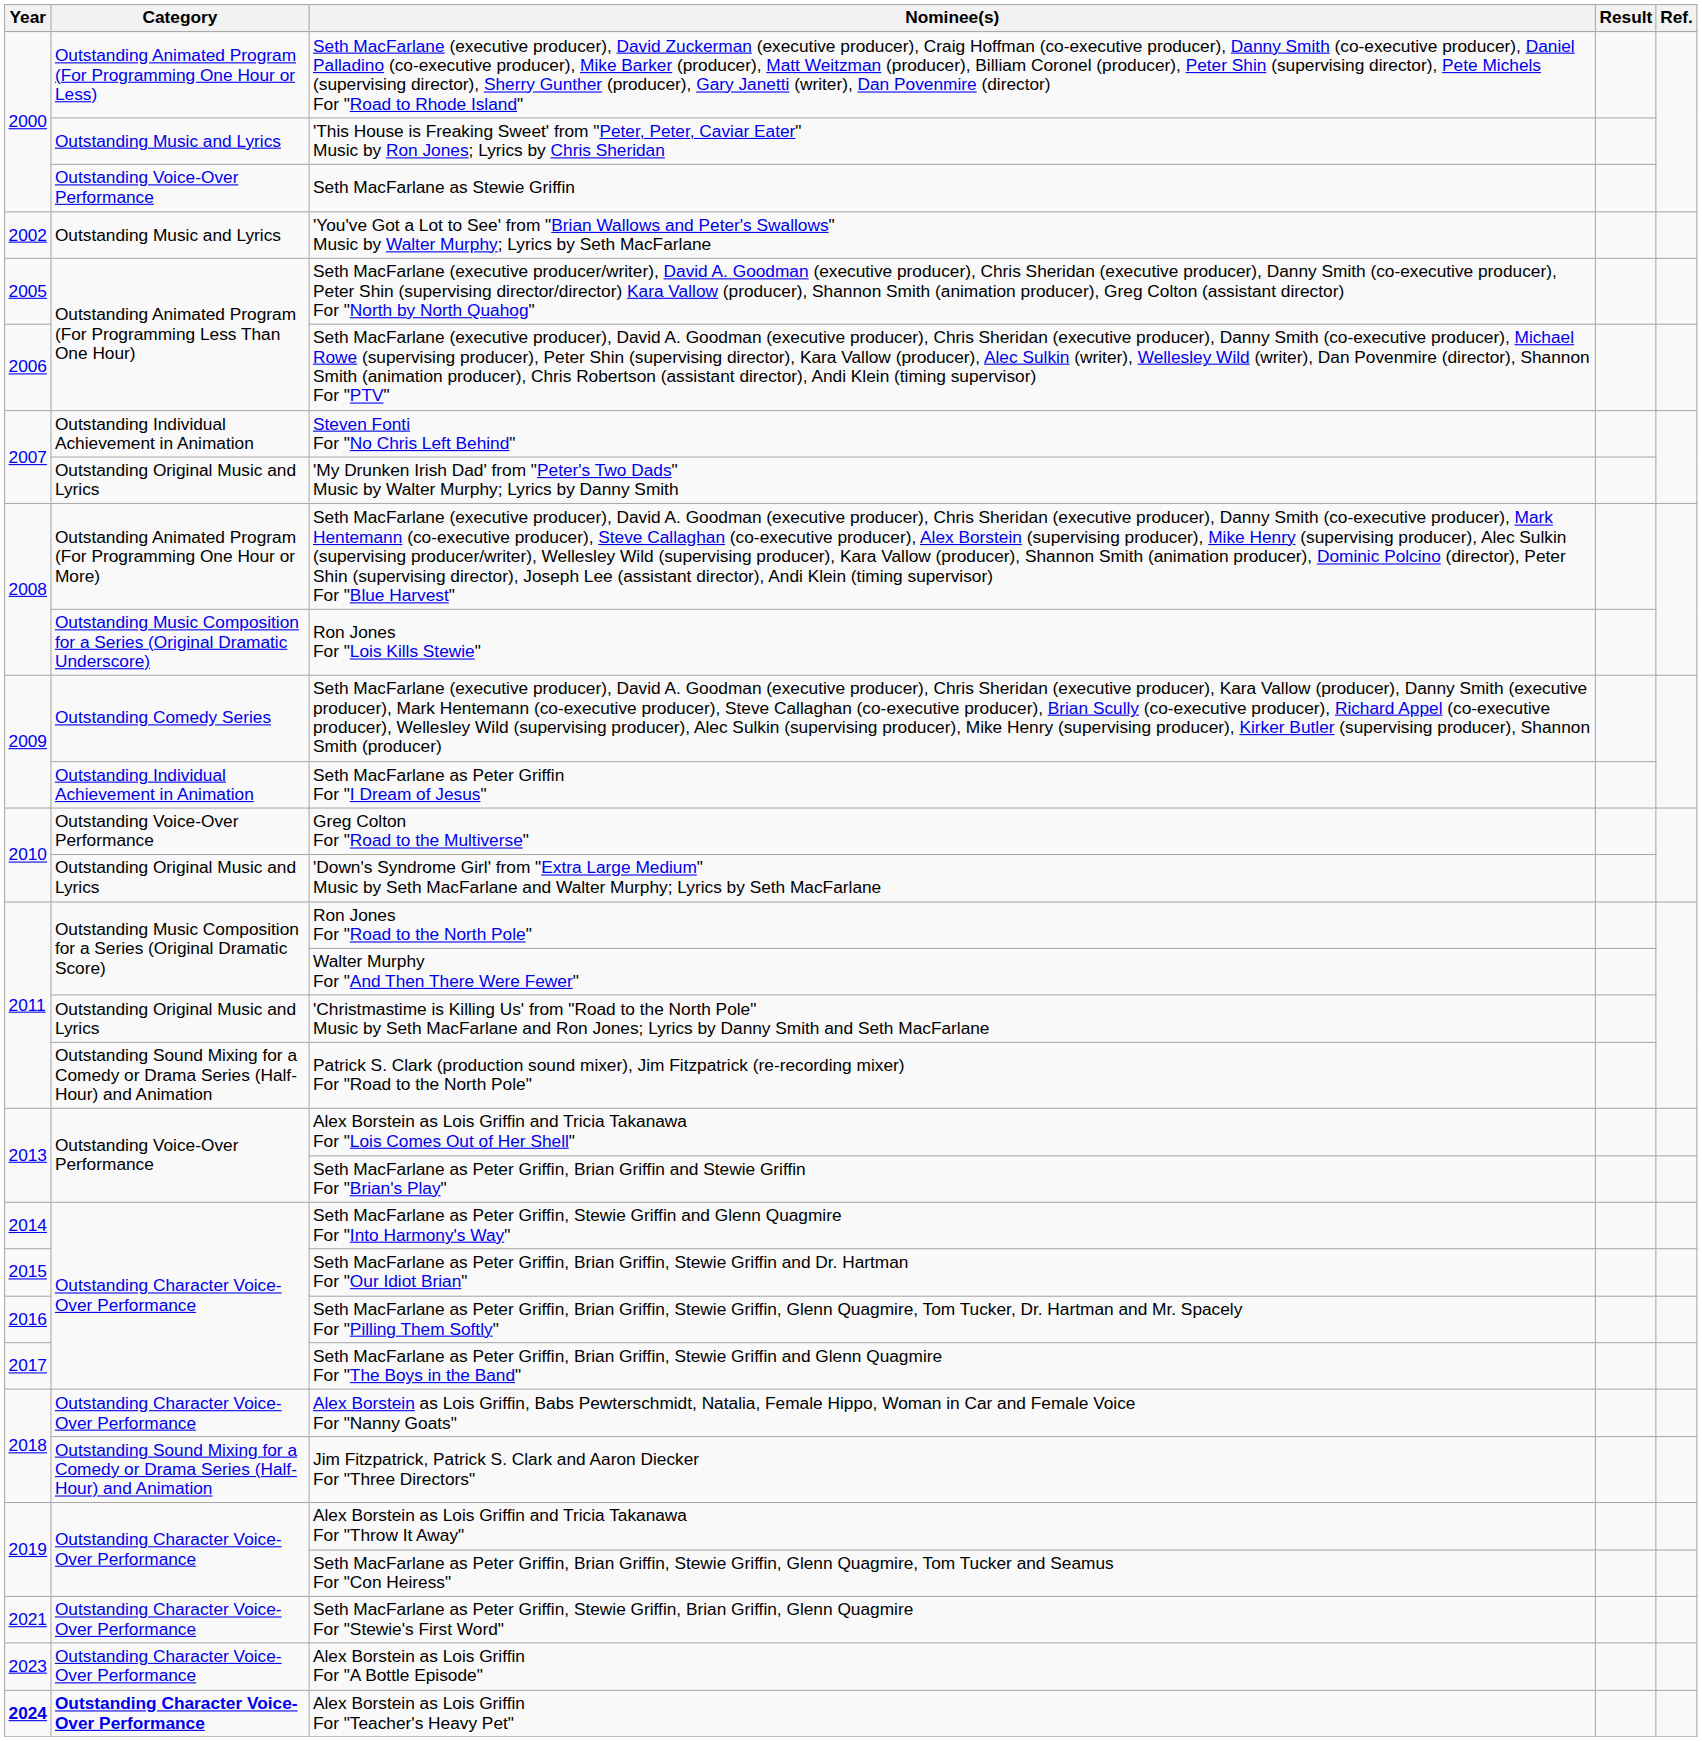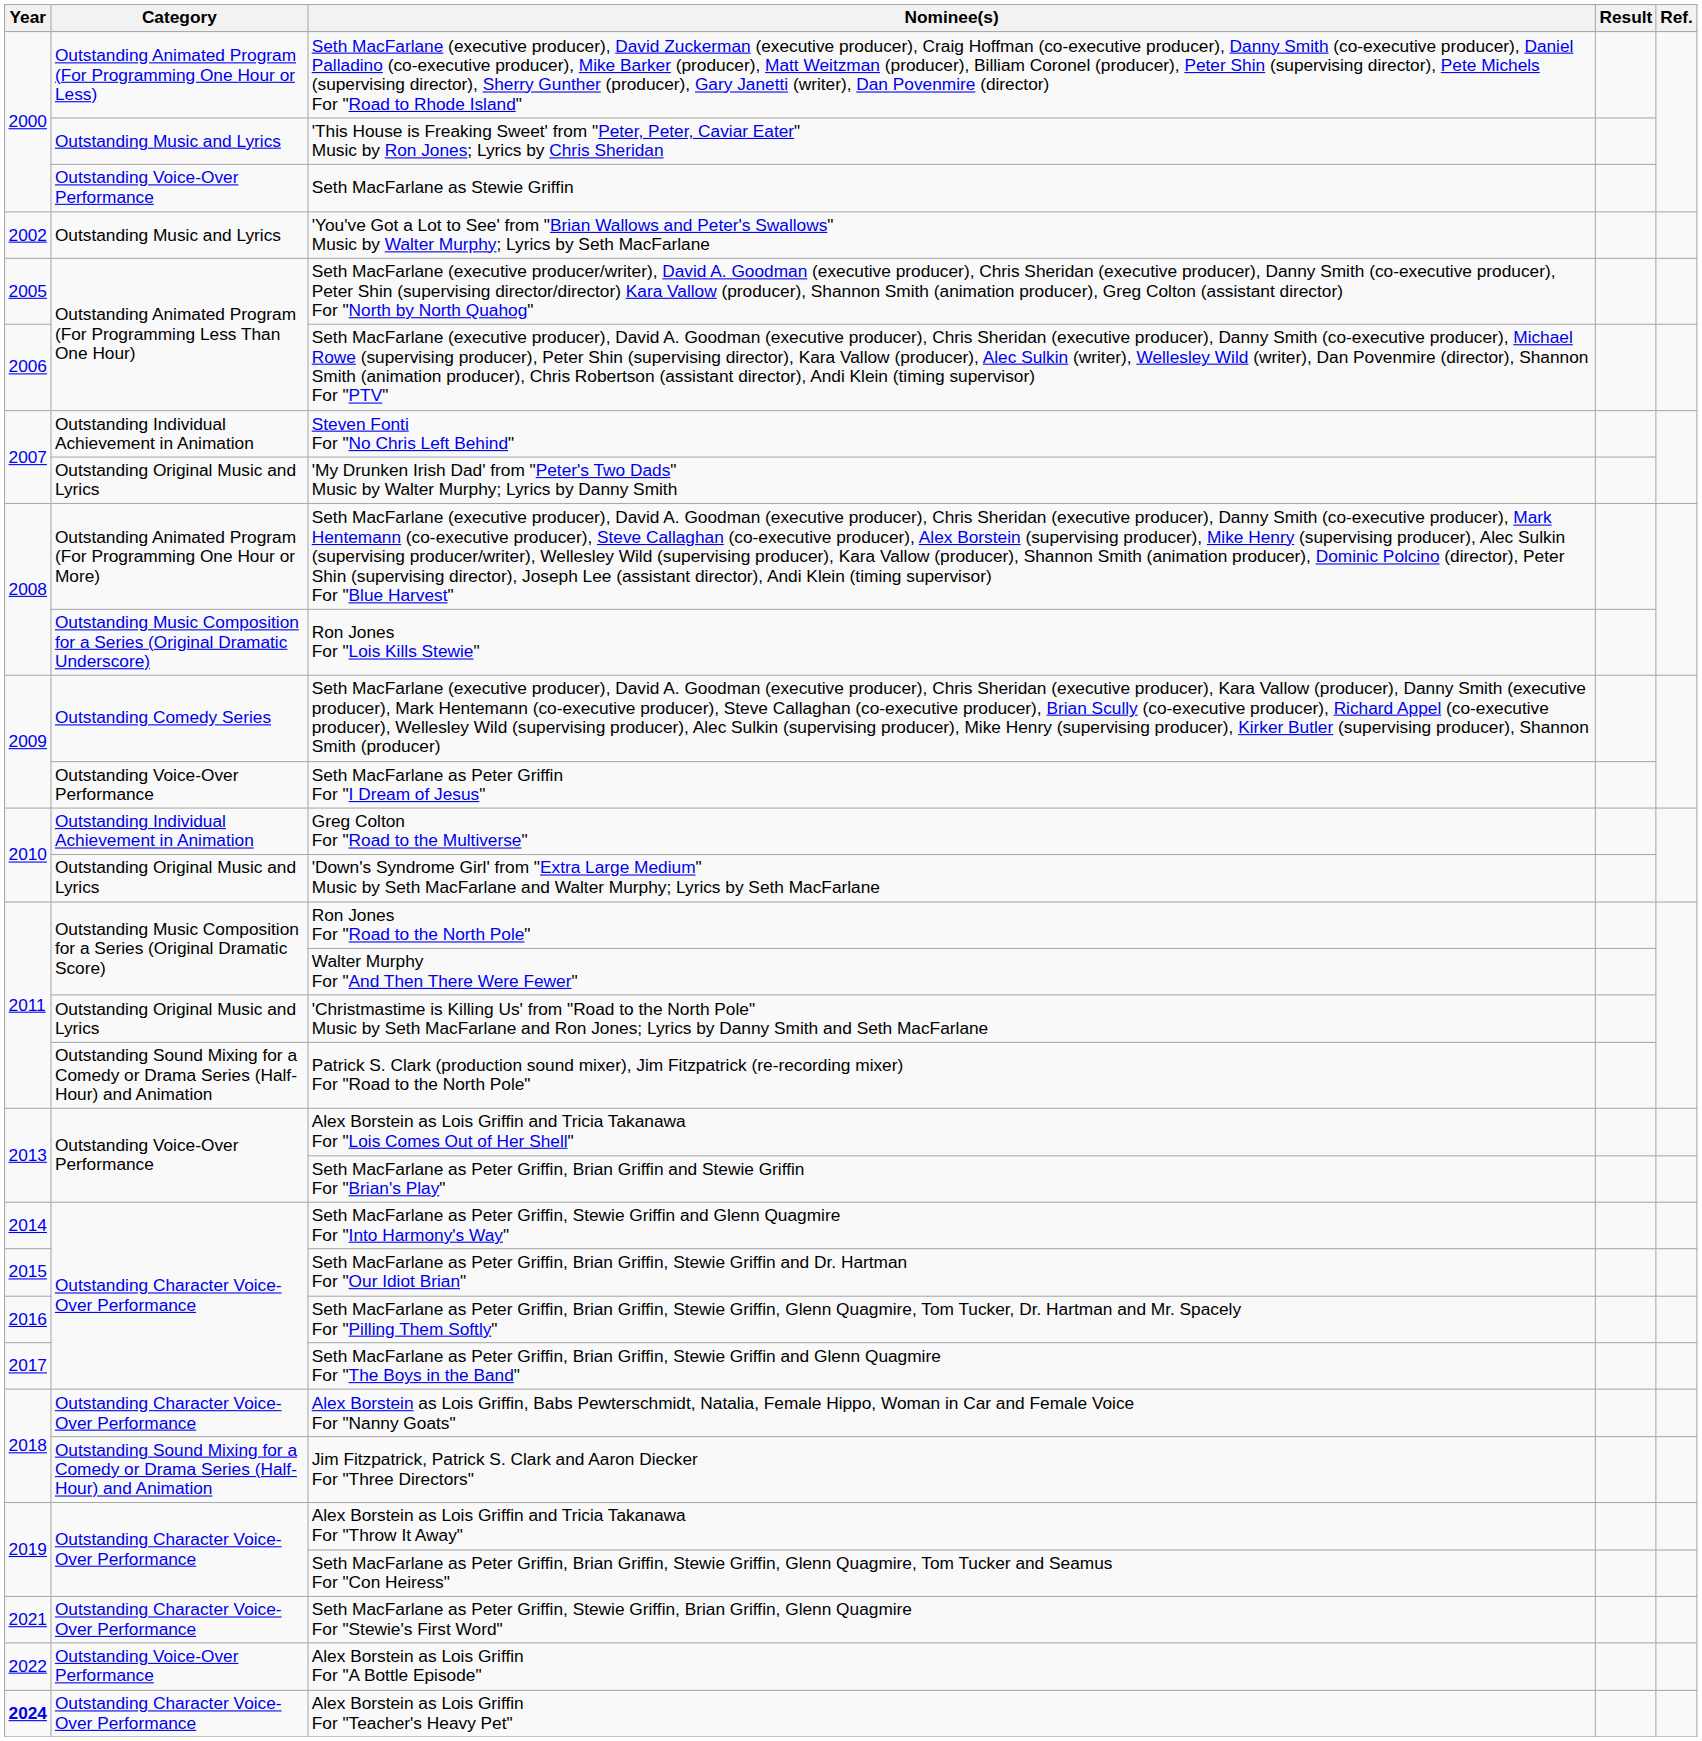(154, 784) Outstanding Individual Achievement in Animation -> (147, 784) Outstanding Voice-Over Performance
(147, 831) Outstanding Voice-Over Performance -> (154, 831) Outstanding Individual Achievement in Animation
(28, 1666) 2023 -> (28, 1666) 2022
(168, 1666) Outstanding Character Voice-Over Performance -> (147, 1666) Outstanding Voice-Over Performance
(176, 1713) bold -> (168, 1713) normal
